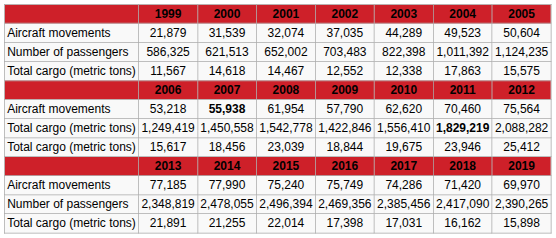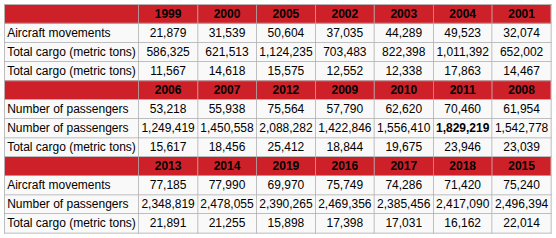columns swapped: (286, 14) <-> (522, 14)
(68, 52) Number of passengers -> (71, 52) Total cargo (metric tons)
(59, 109) Aircraft movements -> (68, 109) Number of passengers
(227, 109) bold -> (227, 109) normal
(71, 128) Total cargo (metric tons) -> (68, 128) Number of passengers
